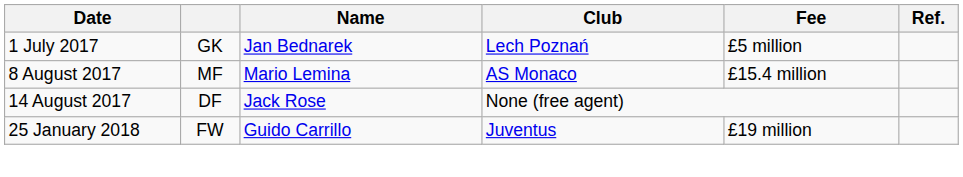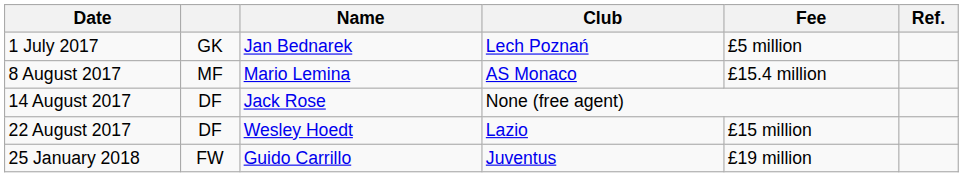+ row: (70, 130)
